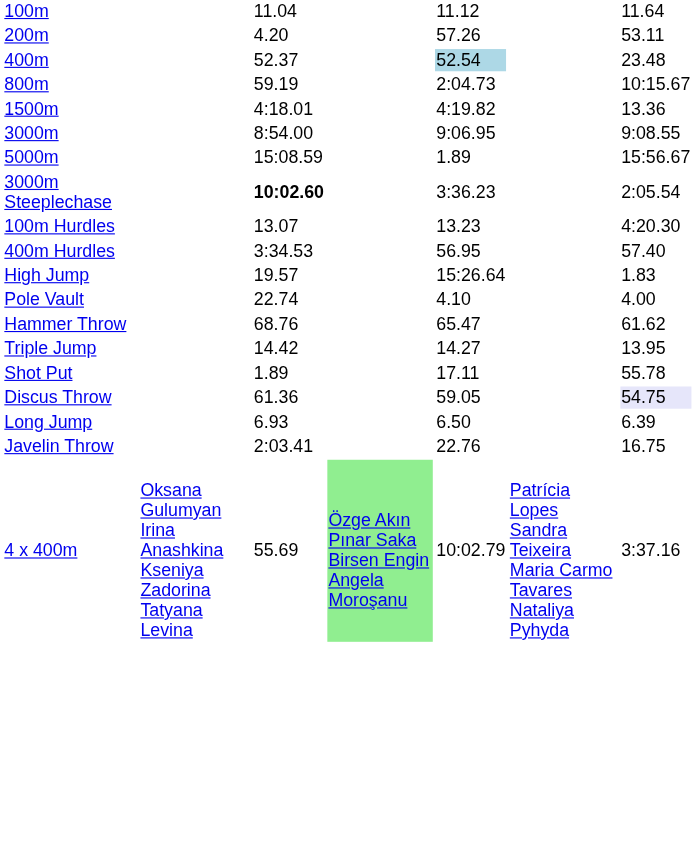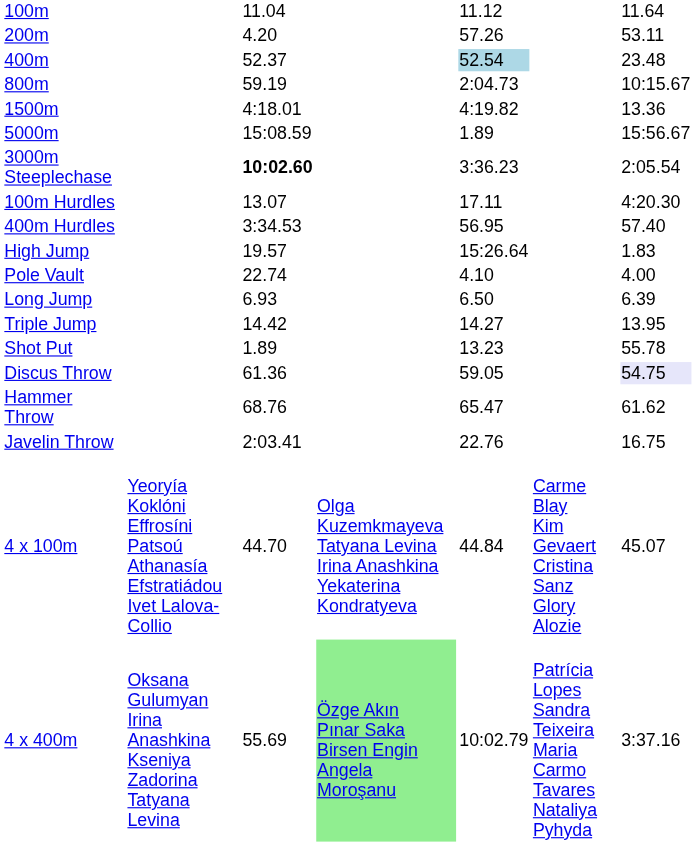- row: (31, 133)
(458, 226) 13.23 -> (481, 202) 17.11
rows swapped: (48, 421) <-> (65, 324)
(458, 373) 17.11 -> (482, 348) 13.23
+ row: (41, 546)
